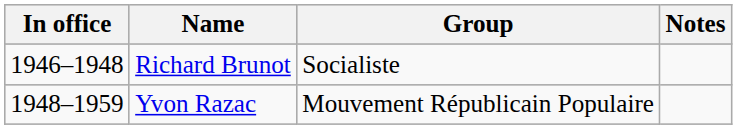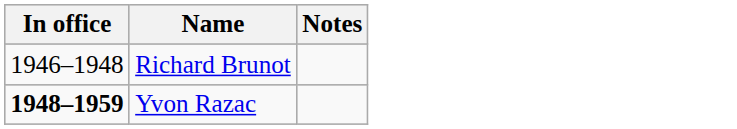- column: (478, 24)
(67, 104) normal -> (67, 104) bold
